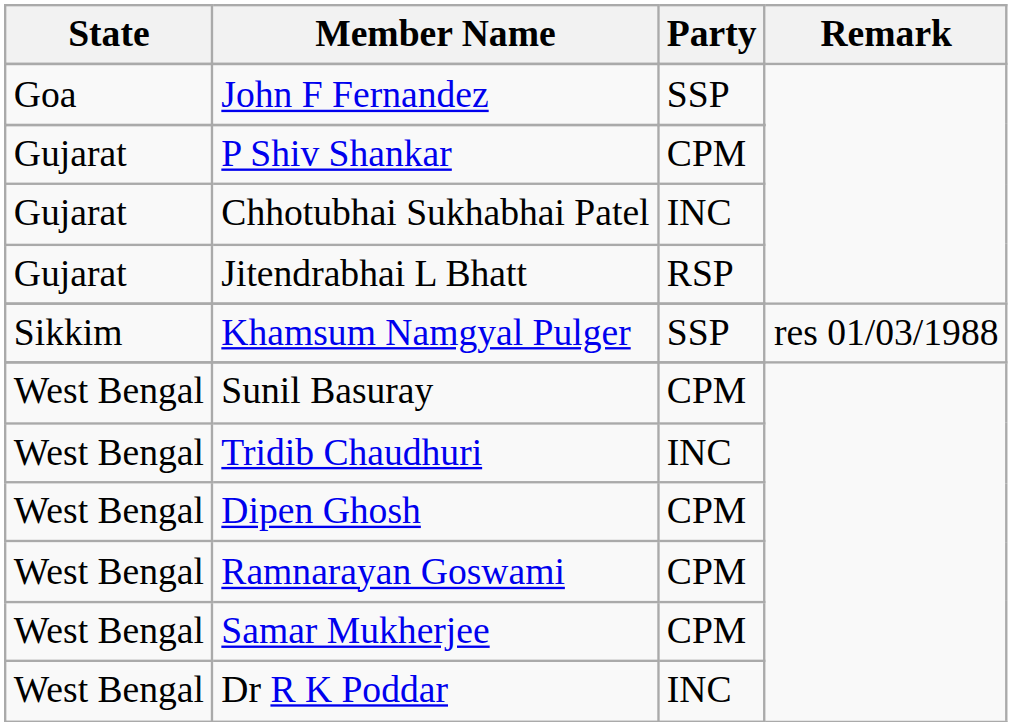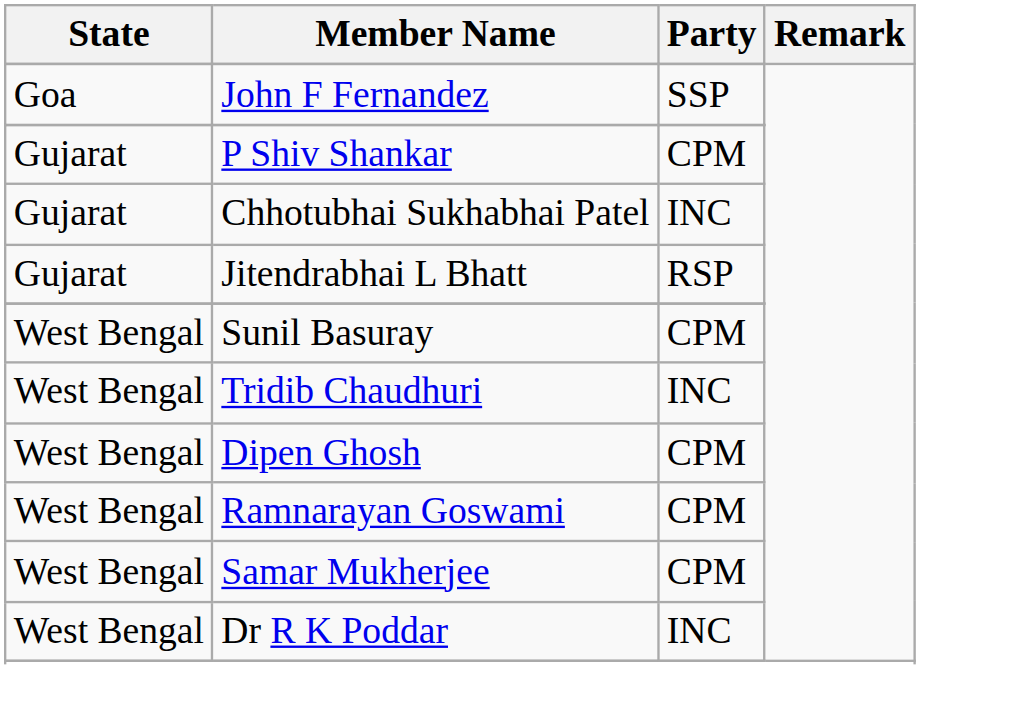- row: (426, 332)
